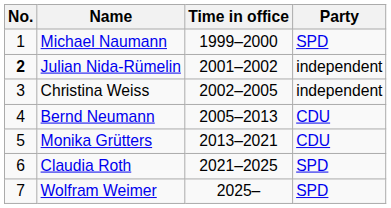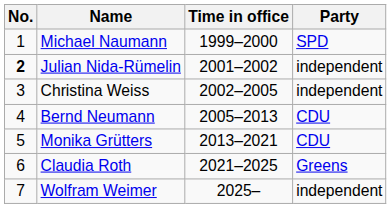(312, 166) SPD -> (322, 166) Greens
(312, 191) SPD -> (339, 191) independent
